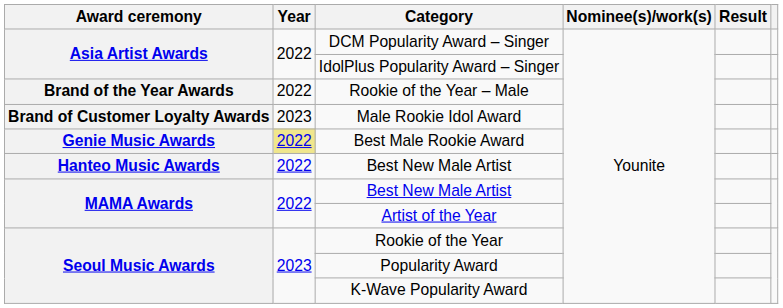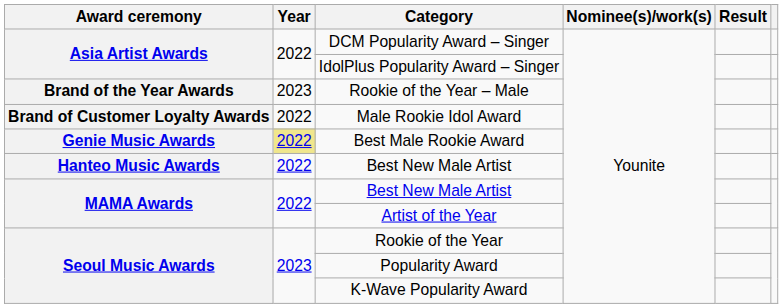(294, 91) 2022 -> (294, 91) 2023
(294, 116) 2023 -> (294, 116) 2022
